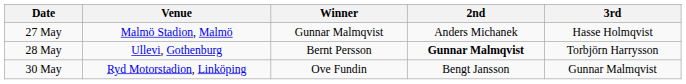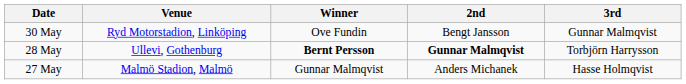rows swapped: (44, 32) <-> (44, 69)
(339, 50) normal -> (339, 50) bold
